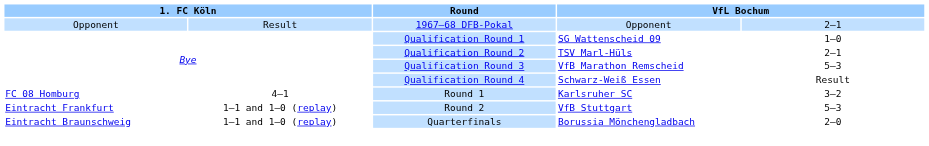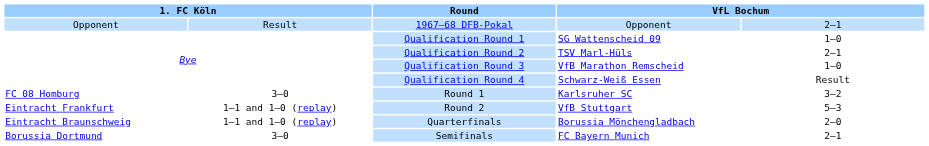(833, 66) 5–3 -> (833, 66) 1–0
(280, 94) 4–1 -> (280, 94) 3–0
+ row: (464, 135)
